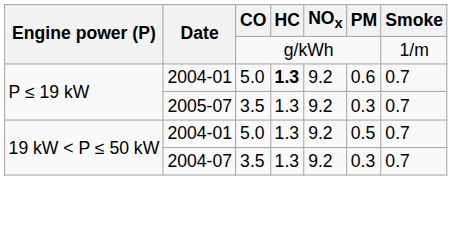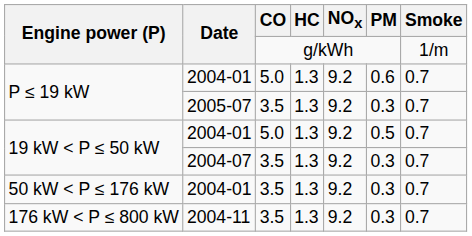(287, 77) bold -> (306, 77) normal
+ row: (89, 189)
+ row: (94, 217)
